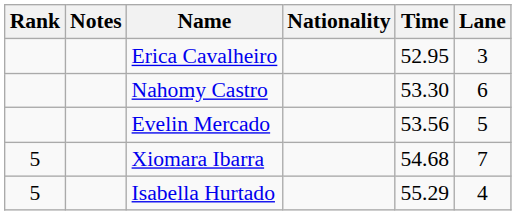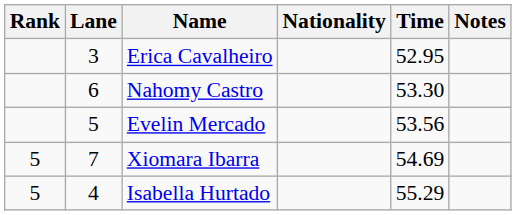columns swapped: (482, 21) <-> (96, 21)
(425, 158) 54.68 -> (420, 158) 54.69
